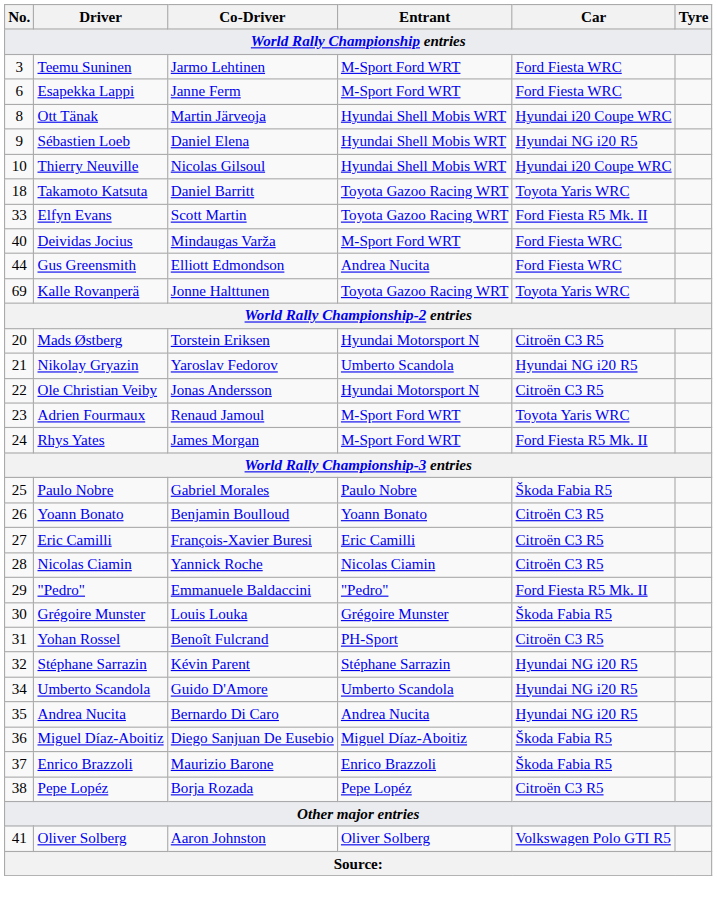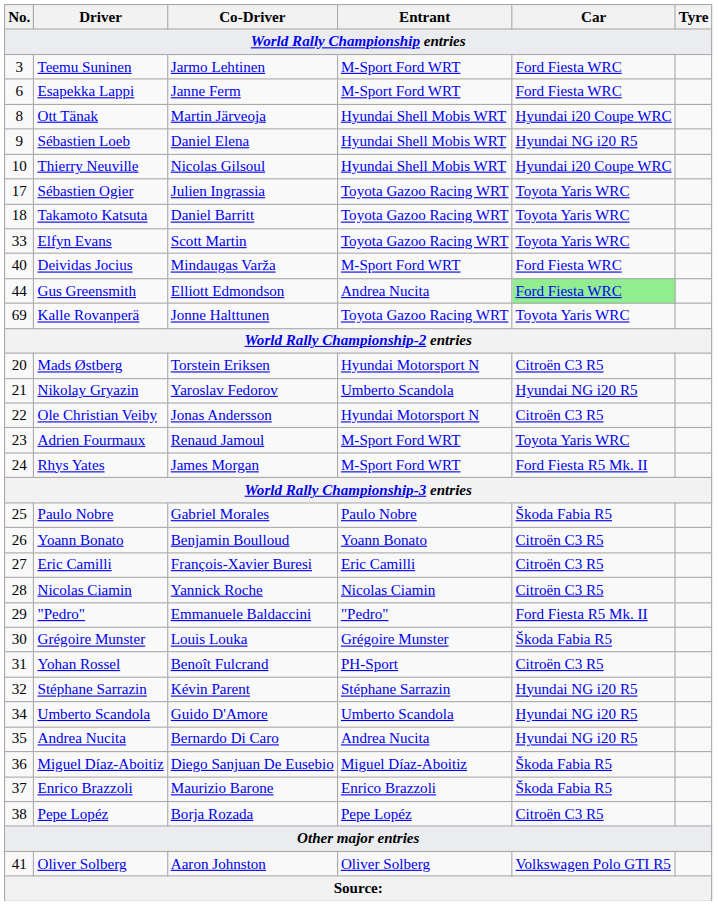+ row: (85, 190)
(582, 215) Ford Fiesta R5 Mk. II -> (573, 240) Toyota Yaris WRC
(569, 265) no background -> (569, 290) lightgreen background
